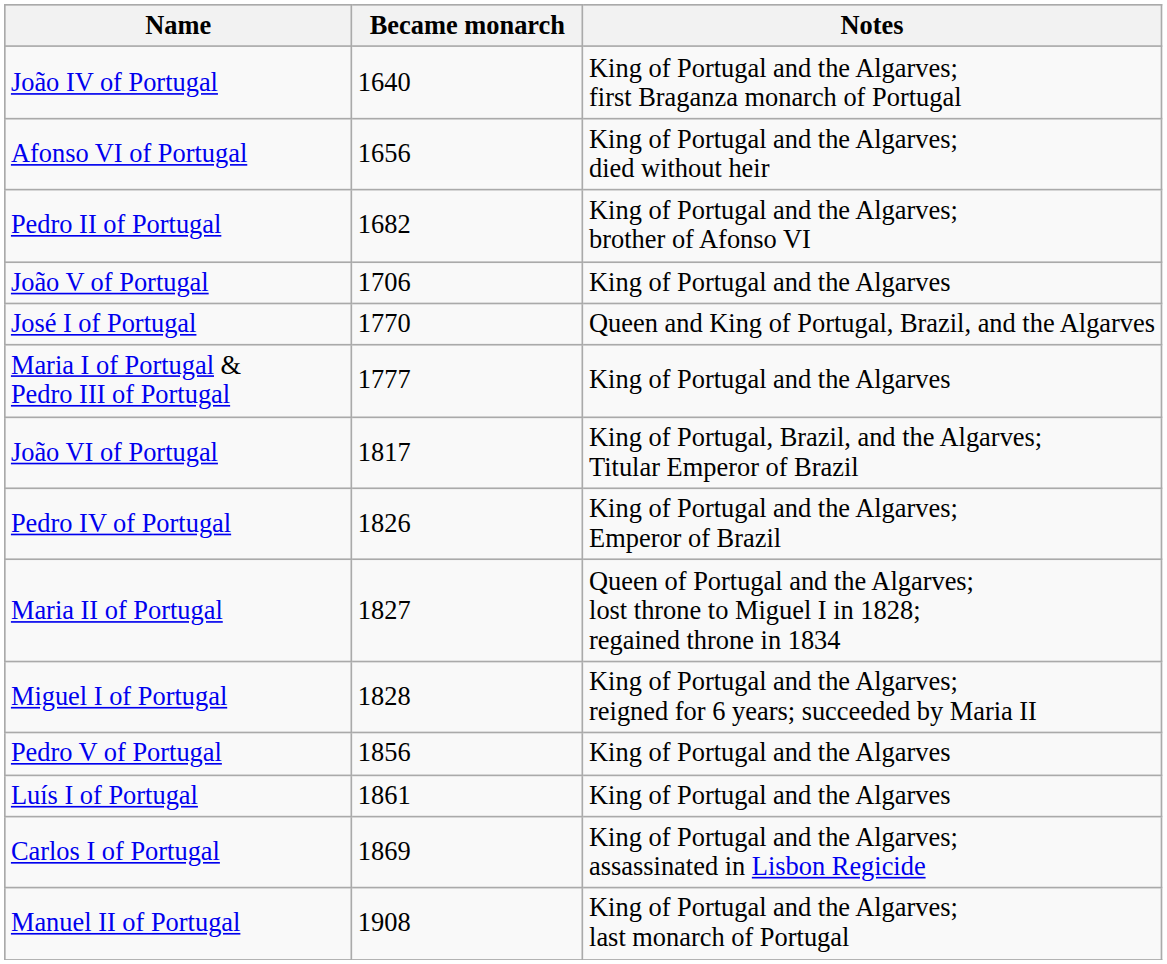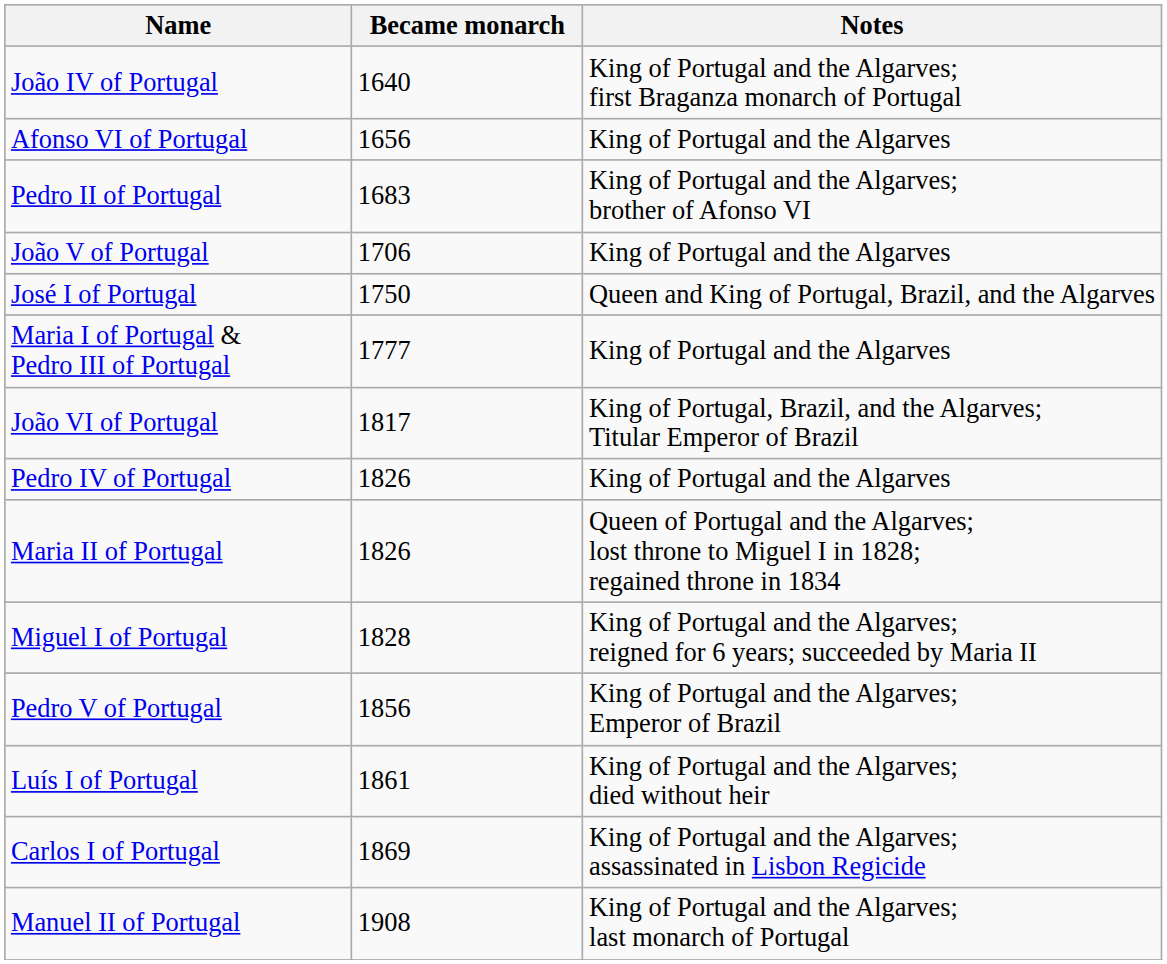(773, 153) King of Portugal and the Algarves; died without heir -> (770, 138) King of Portugal and the Algarves
(384, 225) 1682 -> (384, 195) 1683
(384, 323) 1770 -> (384, 294) 1750
(773, 523) King of Portugal and the Algarves; Emperor of Brazil -> (770, 479) King of Portugal and the Algarves
(384, 610) 1827 -> (384, 550) 1826
(770, 753) King of Portugal and the Algarves -> (773, 708) King of Portugal and the Algarves; Emperor of Brazil
(770, 795) King of Portugal and the Algarves -> (773, 780) King of Portugal and the Algarves; died without heir
